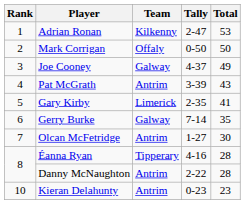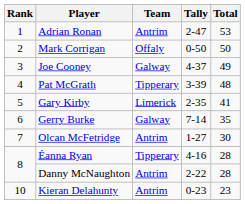(156, 31) Kilkenny -> (151, 31) Antrim
(151, 84) Antrim -> (157, 84) Tipperary
(225, 84) 43 -> (225, 84) 48
